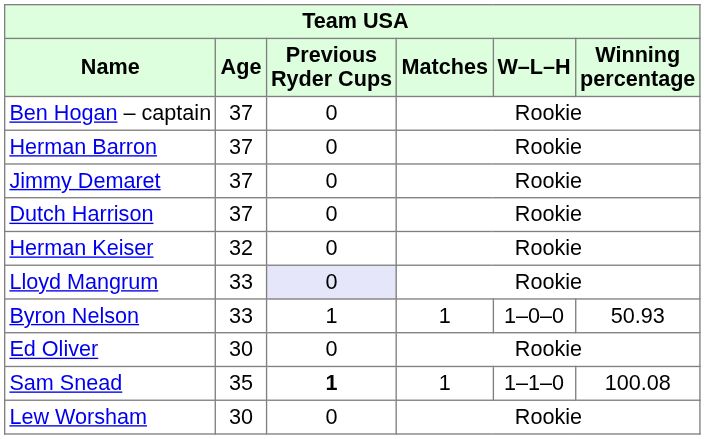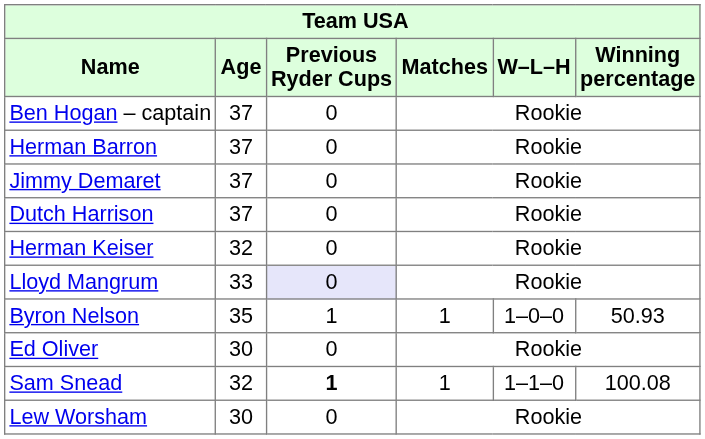(241, 315) 33 -> (241, 315) 35
(241, 383) 35 -> (241, 383) 32
